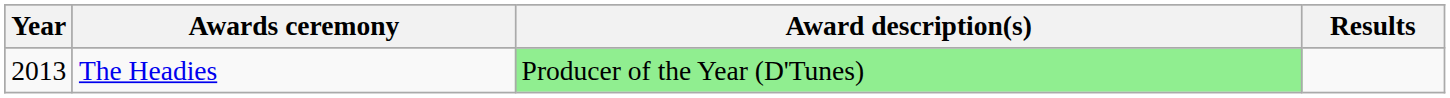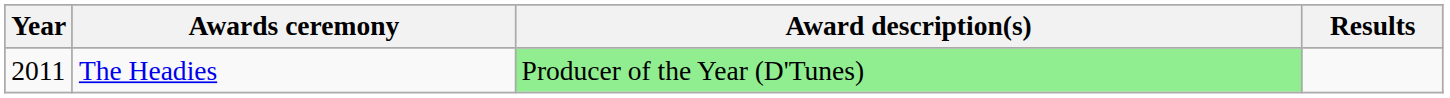(39, 69) 2013 -> (38, 69) 2011
